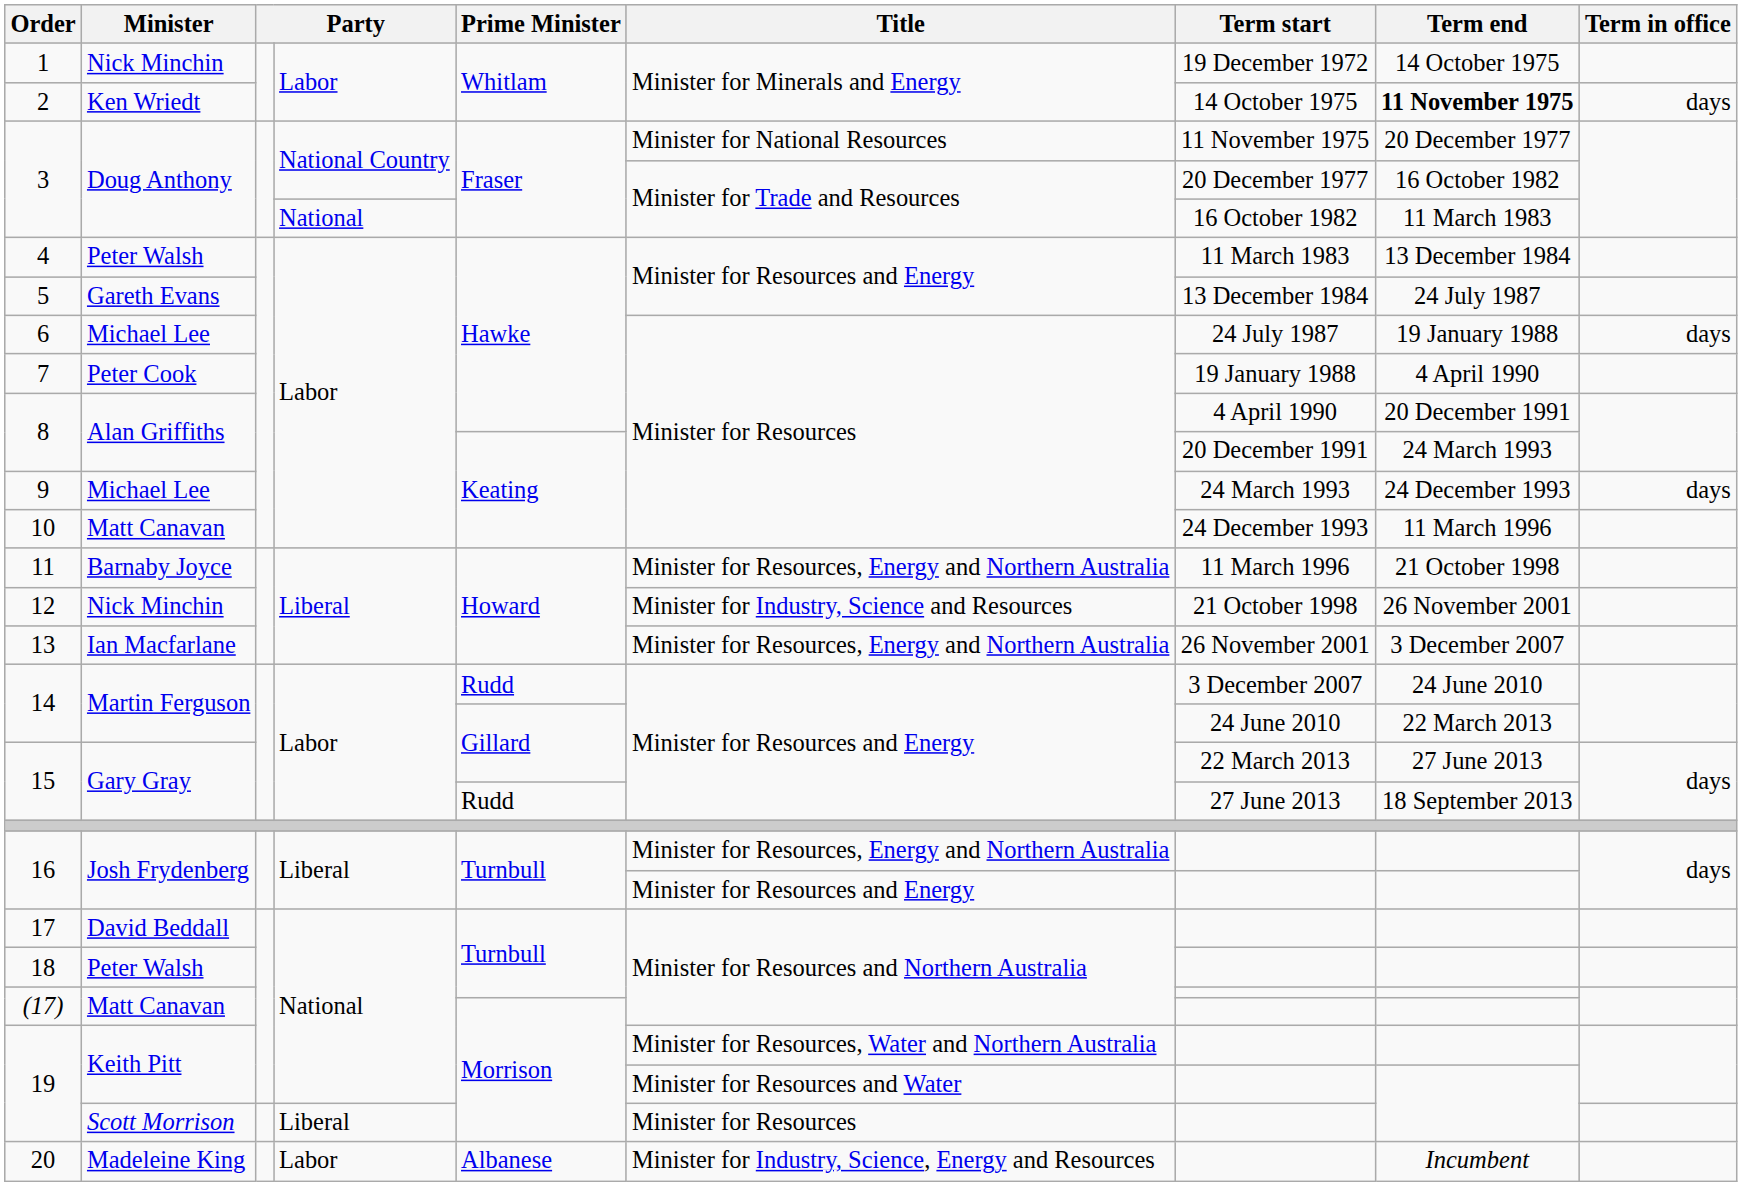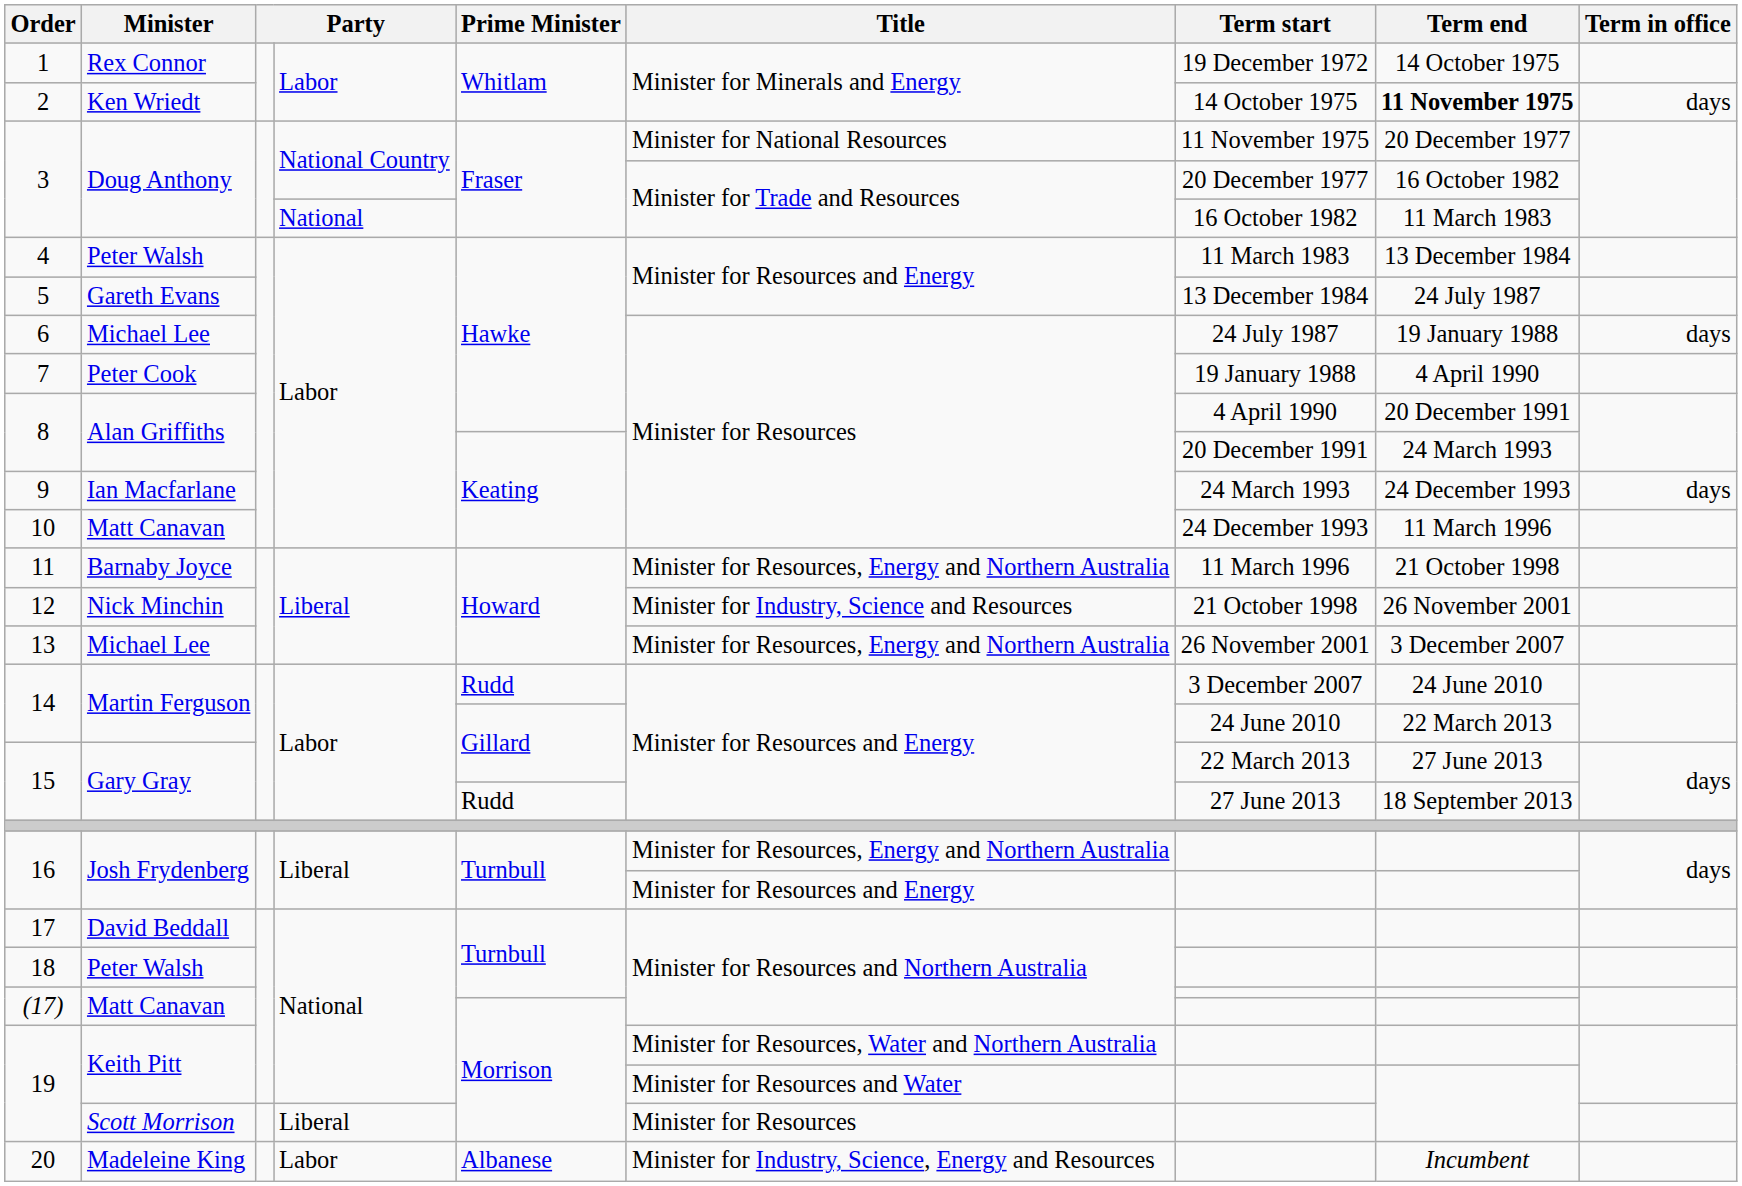(155, 62) Nick Minchin -> (146, 62) Rex Connor
(148, 489) Michael Lee -> (161, 489) Ian Macfarlane
(161, 645) Ian Macfarlane -> (148, 645) Michael Lee
